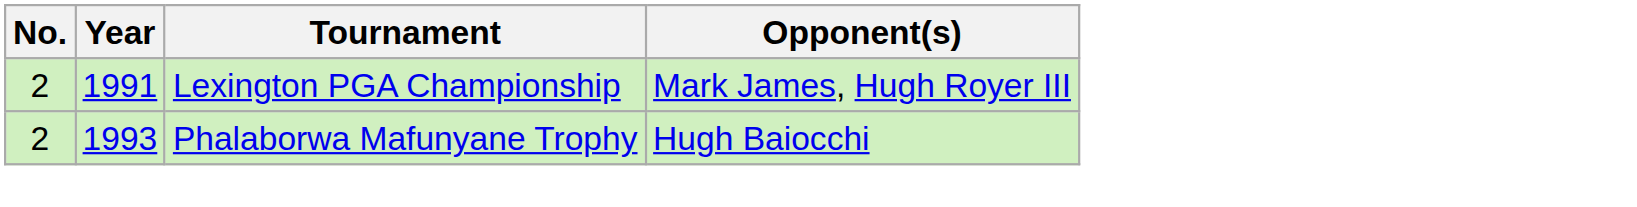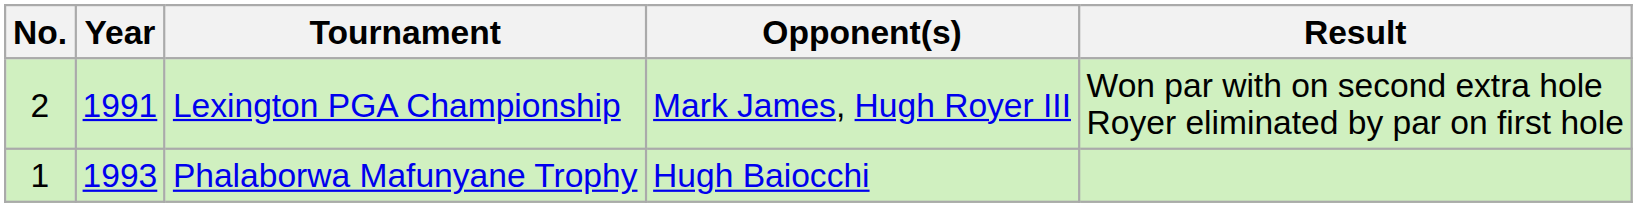+ column: (1355, 32)
(40, 138) 2 -> (40, 176) 1
